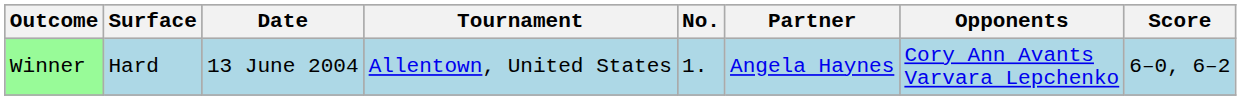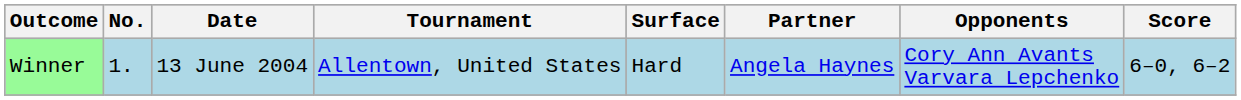columns swapped: (701, 21) <-> (153, 21)
